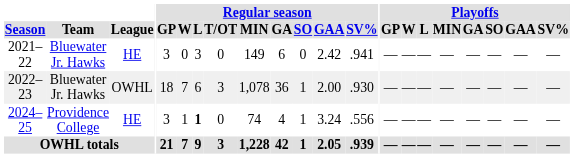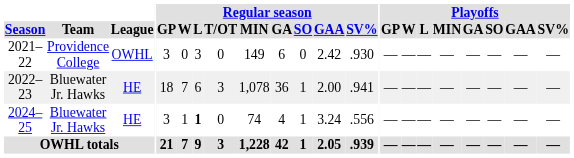(78, 54) Bluewater Jr. Hawks -> (78, 54) Providence College
(132, 54) HE -> (132, 54) OWHL
(362, 54) .941 -> (362, 54) .930
(132, 87) OWHL -> (132, 87) HE
(362, 87) .930 -> (362, 87) .941
(78, 120) Providence College -> (78, 120) Bluewater Jr. Hawks
